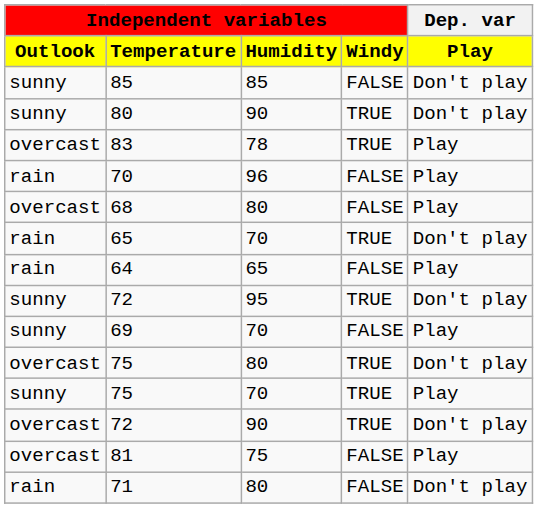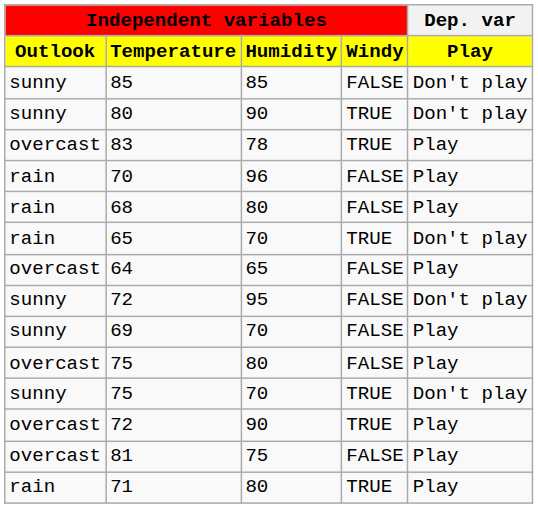(55, 207) overcast -> (32, 207) rain
(32, 269) rain -> (55, 269) overcast
(369, 301) TRUE -> (375, 301) FALSE
(369, 363) TRUE -> (375, 363) FALSE
(470, 363) Don't play -> (436, 363) Play
(436, 394) Play -> (470, 394) Don't play
(470, 425) Don't play -> (436, 425) Play
(375, 487) FALSE -> (369, 487) TRUE
(470, 487) Don't play -> (436, 487) Play
